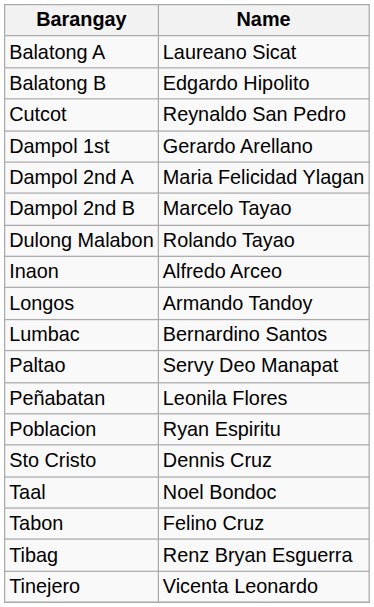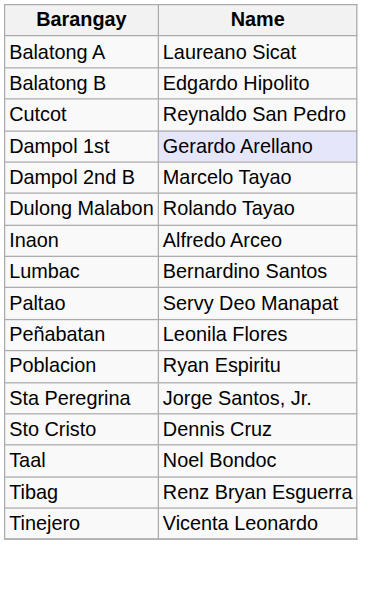(238, 146) no background -> (238, 146) lavender background
- row: (72, 177)
- row: (42, 303)
+ row: (70, 397)
- row: (36, 523)
